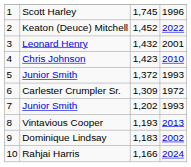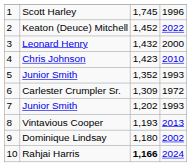(173, 43) 2001 -> (173, 43) 2000
(145, 75) 1,372 -> (145, 75) 1,352
(145, 138) 1,183 -> (145, 138) 1,180
(145, 153) normal -> (145, 153) bold
